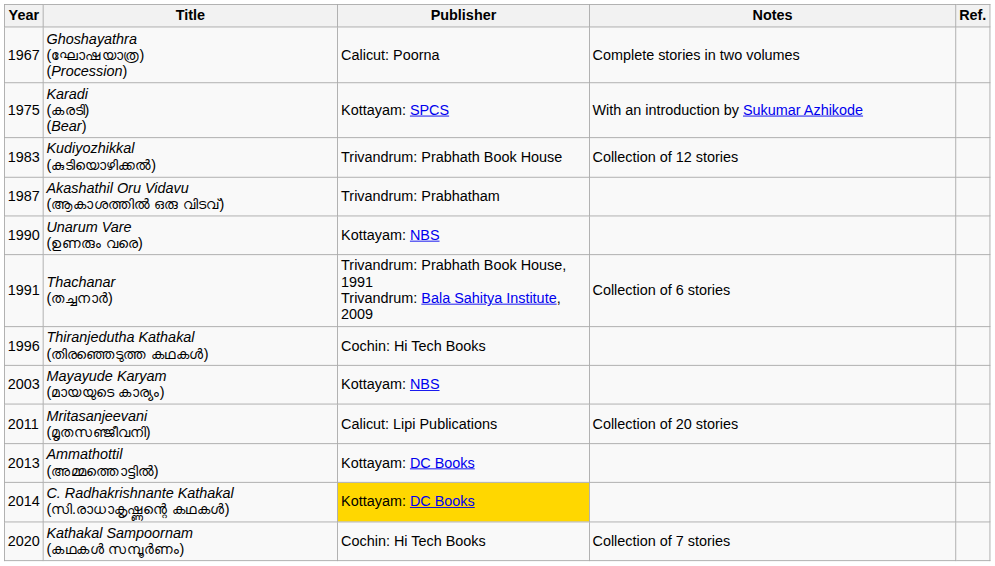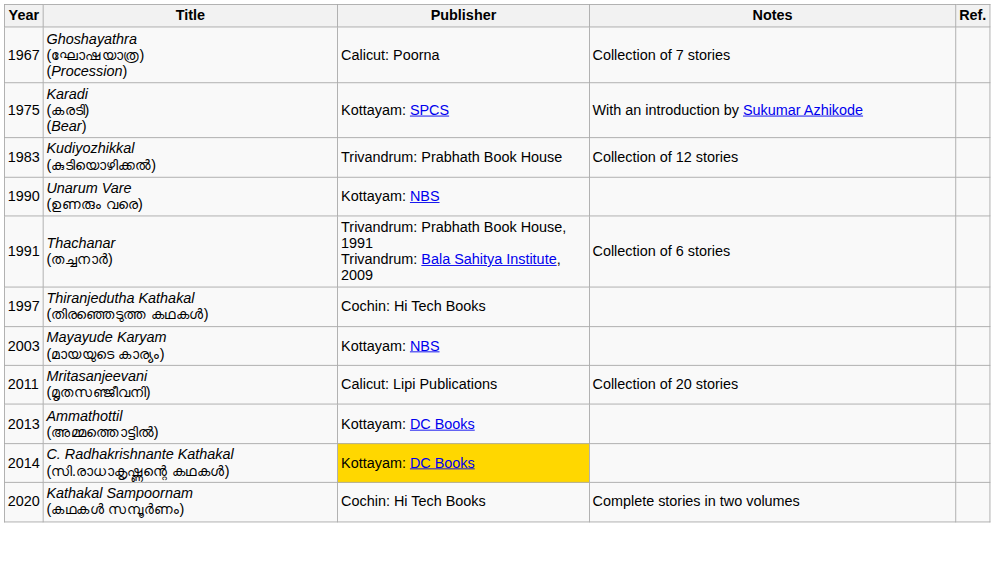(696, 54) Complete stories in two volumes -> (661, 54) Collection of 7 stories
- row: (135, 196)
(24, 345) 1996 -> (24, 306) 1997
(661, 541) Collection of 7 stories -> (696, 502) Complete stories in two volumes
